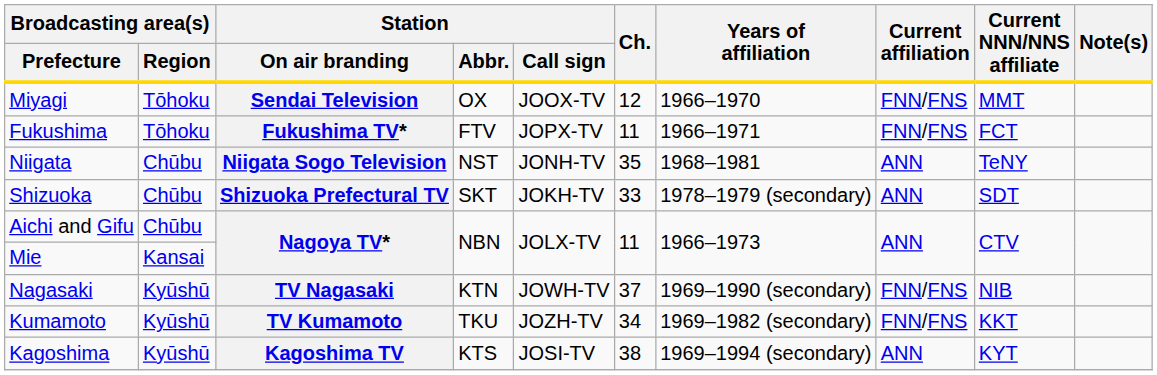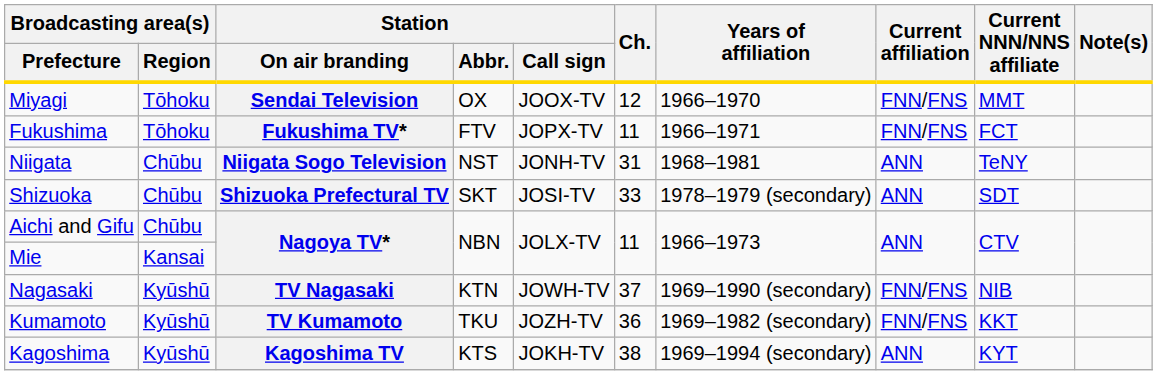(630, 163) 35 -> (630, 163) 31
(561, 194) JOKH-TV -> (557, 194) JOSI-TV
(630, 321) 34 -> (630, 321) 36
(557, 353) JOSI-TV -> (561, 353) JOKH-TV
